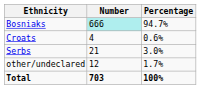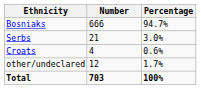(96, 24) paleturquoise background -> (96, 24) no background
rows swapped: (19, 51) <-> (21, 38)
